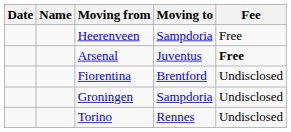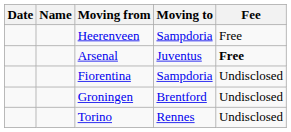(182, 76) Brentford -> (185, 76) Sampdoria
(185, 96) Sampdoria -> (182, 96) Brentford
